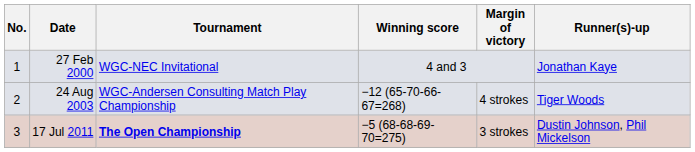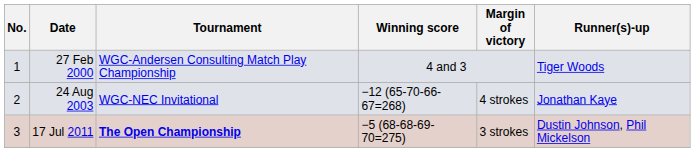(159, 67) WGC-NEC Invitational -> (203, 67) WGC-Andersen Consulting Match Play Championship
(577, 67) Jonathan Kaye -> (571, 67) Tiger Woods
(203, 99) WGC-Andersen Consulting Match Play Championship -> (159, 99) WGC-NEC Invitational
(571, 99) Tiger Woods -> (577, 99) Jonathan Kaye
